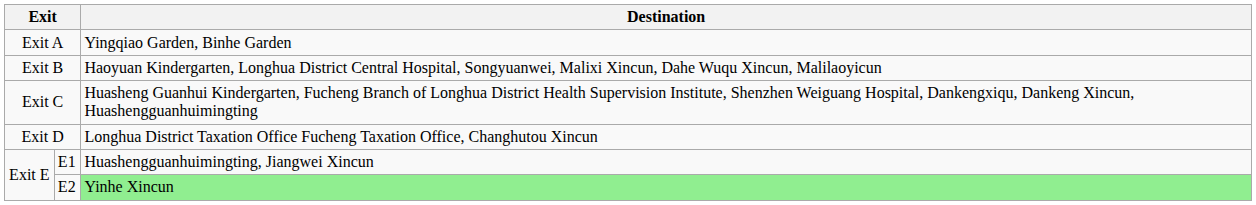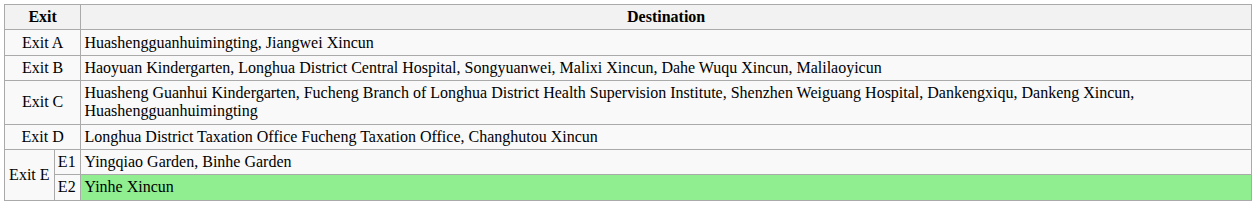(188, 42) Yingqiao Garden, Binhe Garden -> (229, 42) Huashengguanhuimingting, Jiangwei Xincun
(229, 162) Huashengguanhuimingting, Jiangwei Xincun -> (188, 162) Yingqiao Garden, Binhe Garden
